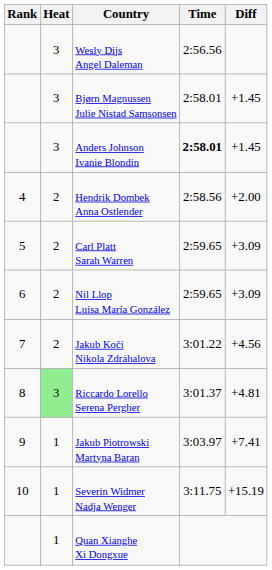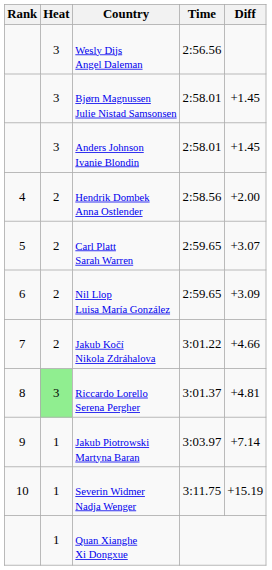(202, 147) bold -> (202, 147) normal
(246, 245) +3.09 -> (245, 245) +3.07
(246, 343) +4.56 -> (245, 343) +4.66
(246, 442) +7.41 -> (245, 442) +7.14
